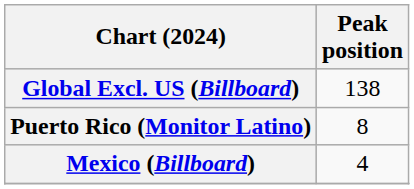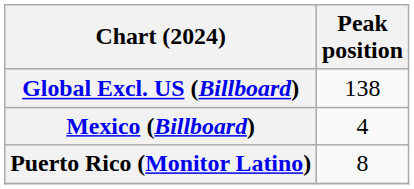rows swapped: (161, 163) <-> (161, 125)
